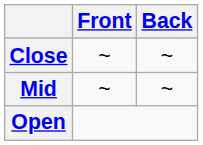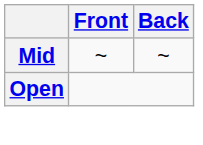- row: (39, 55)
